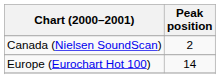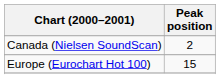(190, 63) 14 -> (190, 63) 15
